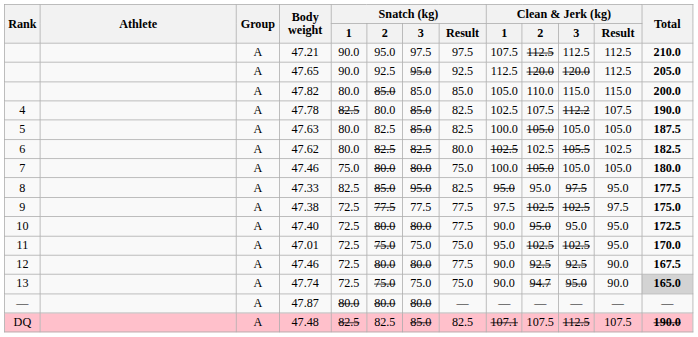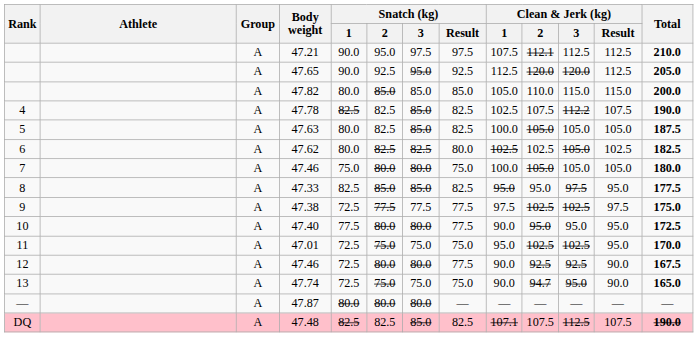(540, 52) 112.5 -> (540, 52) 112.1
(385, 110) 80.0 -> (385, 110) 82.5
(576, 149) 105.5 -> (576, 149) 105.0
(421, 187) 95.0 -> (421, 187) 85.0
(349, 226) 72.5 -> (349, 226) 77.5
(667, 284) lightgrey background -> (667, 284) no background
